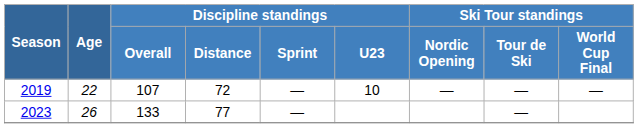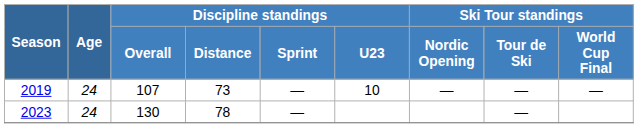(89, 90) 22 -> (89, 90) 24
(223, 90) 72 -> (223, 90) 73
(89, 112) 26 -> (89, 112) 24
(148, 112) 133 -> (148, 112) 130
(223, 112) 77 -> (223, 112) 78
